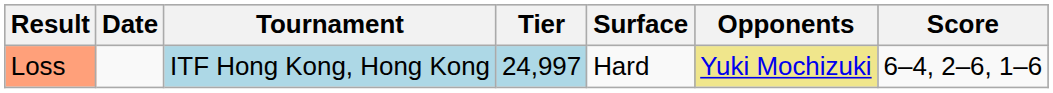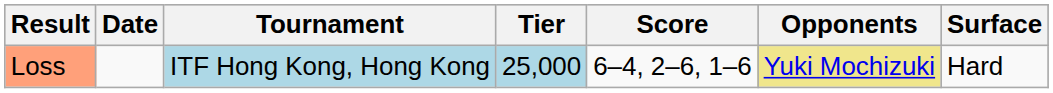columns swapped: (641, 25) <-> (963, 25)
(542, 66) 24,997 -> (542, 66) 25,000
